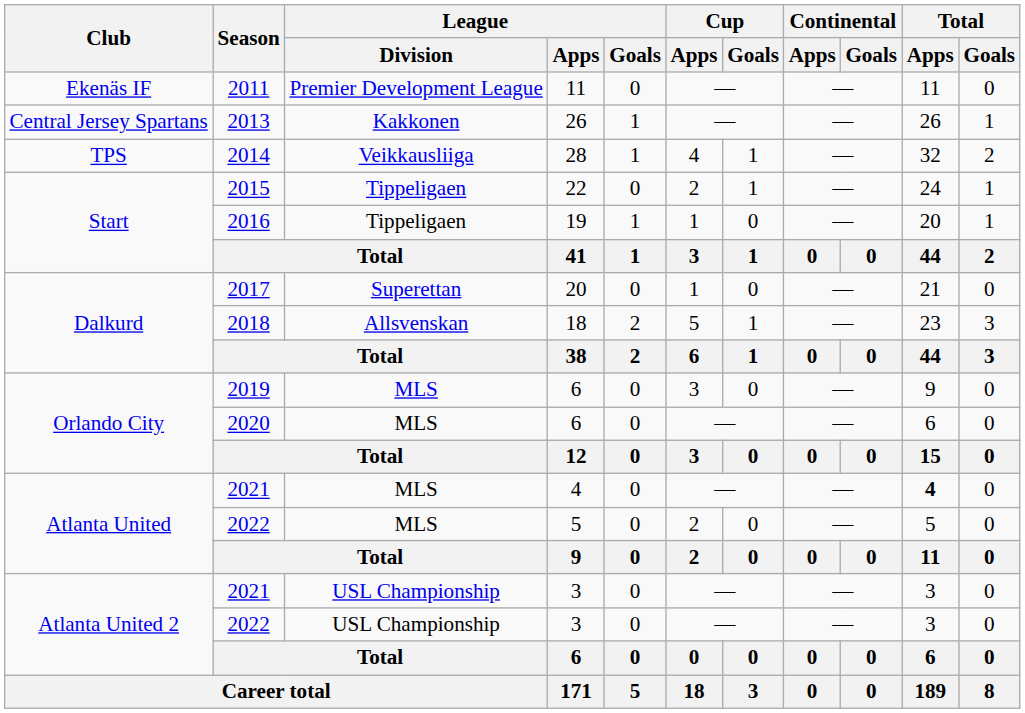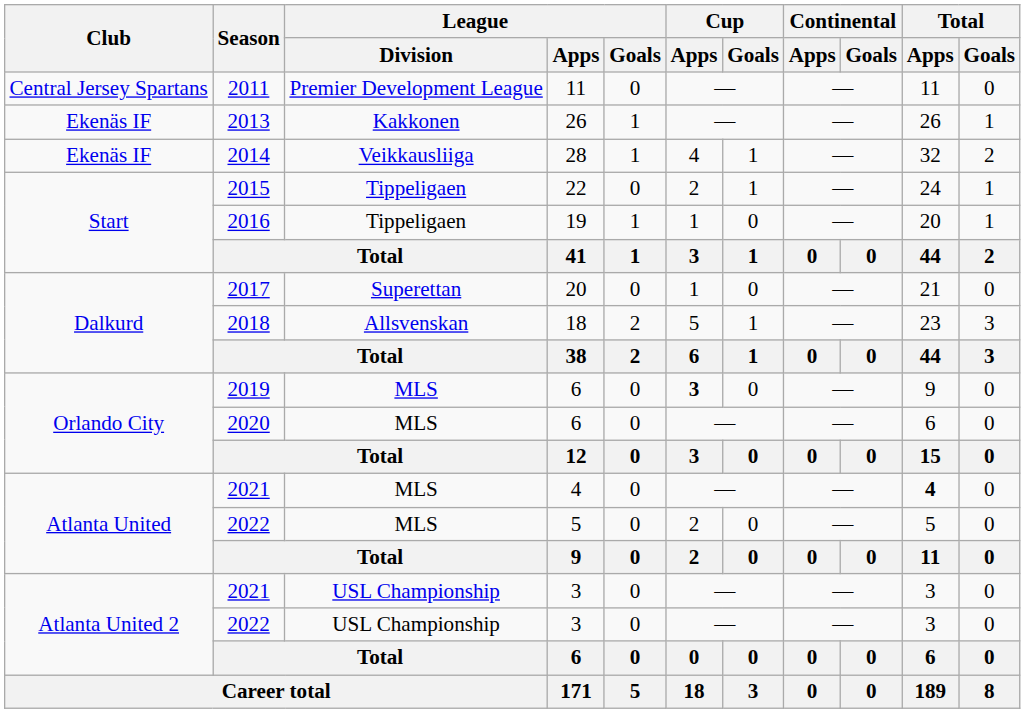(109, 88) Ekenäs IF -> (109, 88) Central Jersey Spartans
(109, 121) Central Jersey Spartans -> (109, 121) Ekenäs IF
(109, 155) TPS -> (109, 155) Ekenäs IF
(694, 389) normal -> (694, 389) bold
